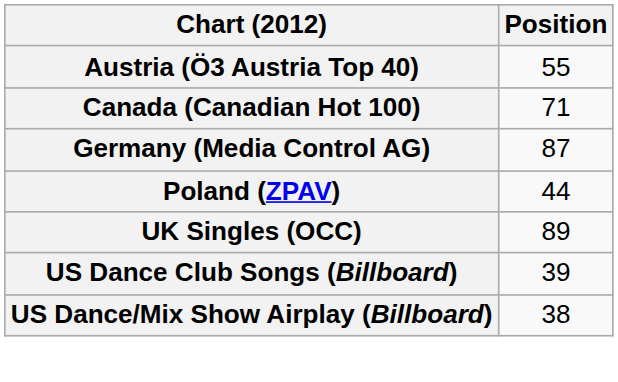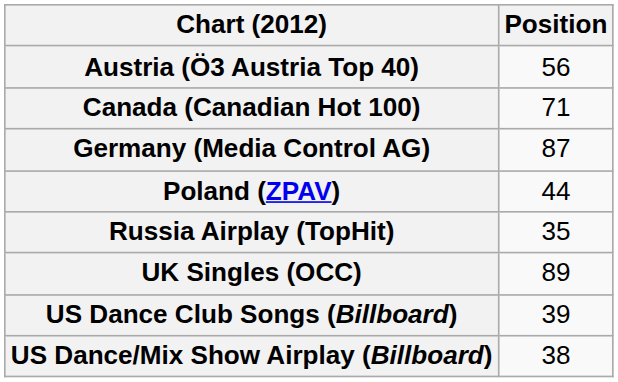(556, 66) 55 -> (556, 66) 56
+ row: (252, 231)
